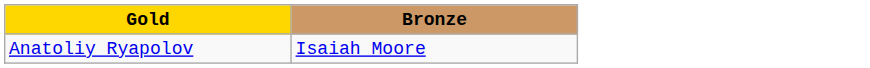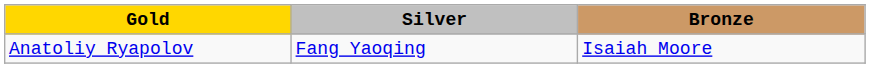+ column: (435, 19)
